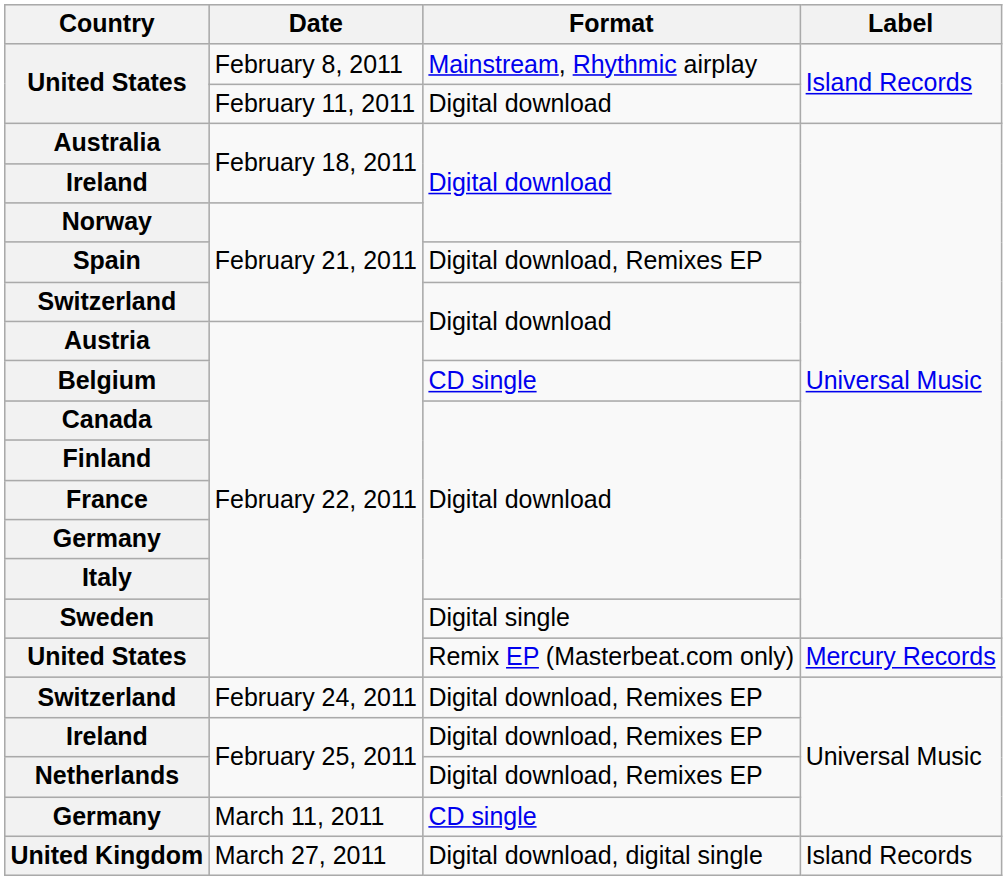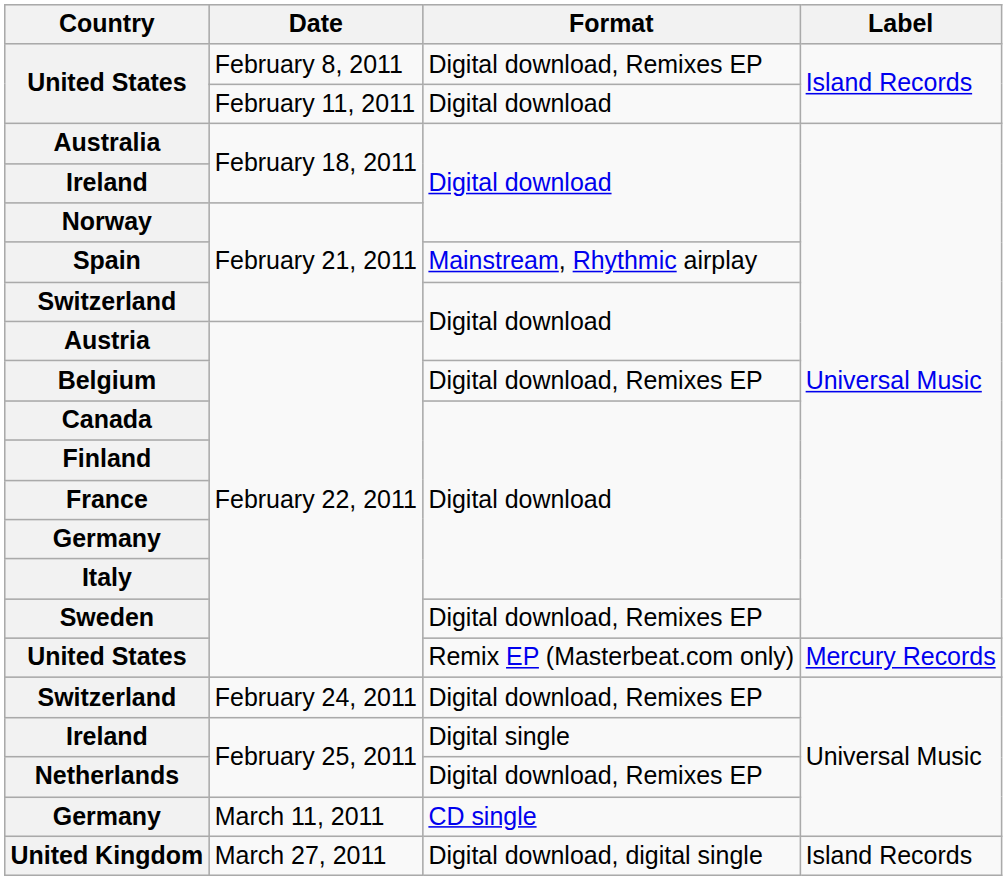(593, 63) Mainstream, Rhythmic airplay -> (596, 63) Digital download, Remixes EP
(596, 261) Digital download, Remixes EP -> (593, 261) Mainstream, Rhythmic airplay
(482, 380) CD single -> (596, 380) Digital download, Remixes EP
(499, 618) Digital single -> (596, 618) Digital download, Remixes EP
(596, 736) Digital download, Remixes EP -> (499, 736) Digital single
